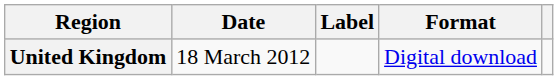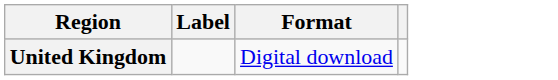- column: (243, 21)
